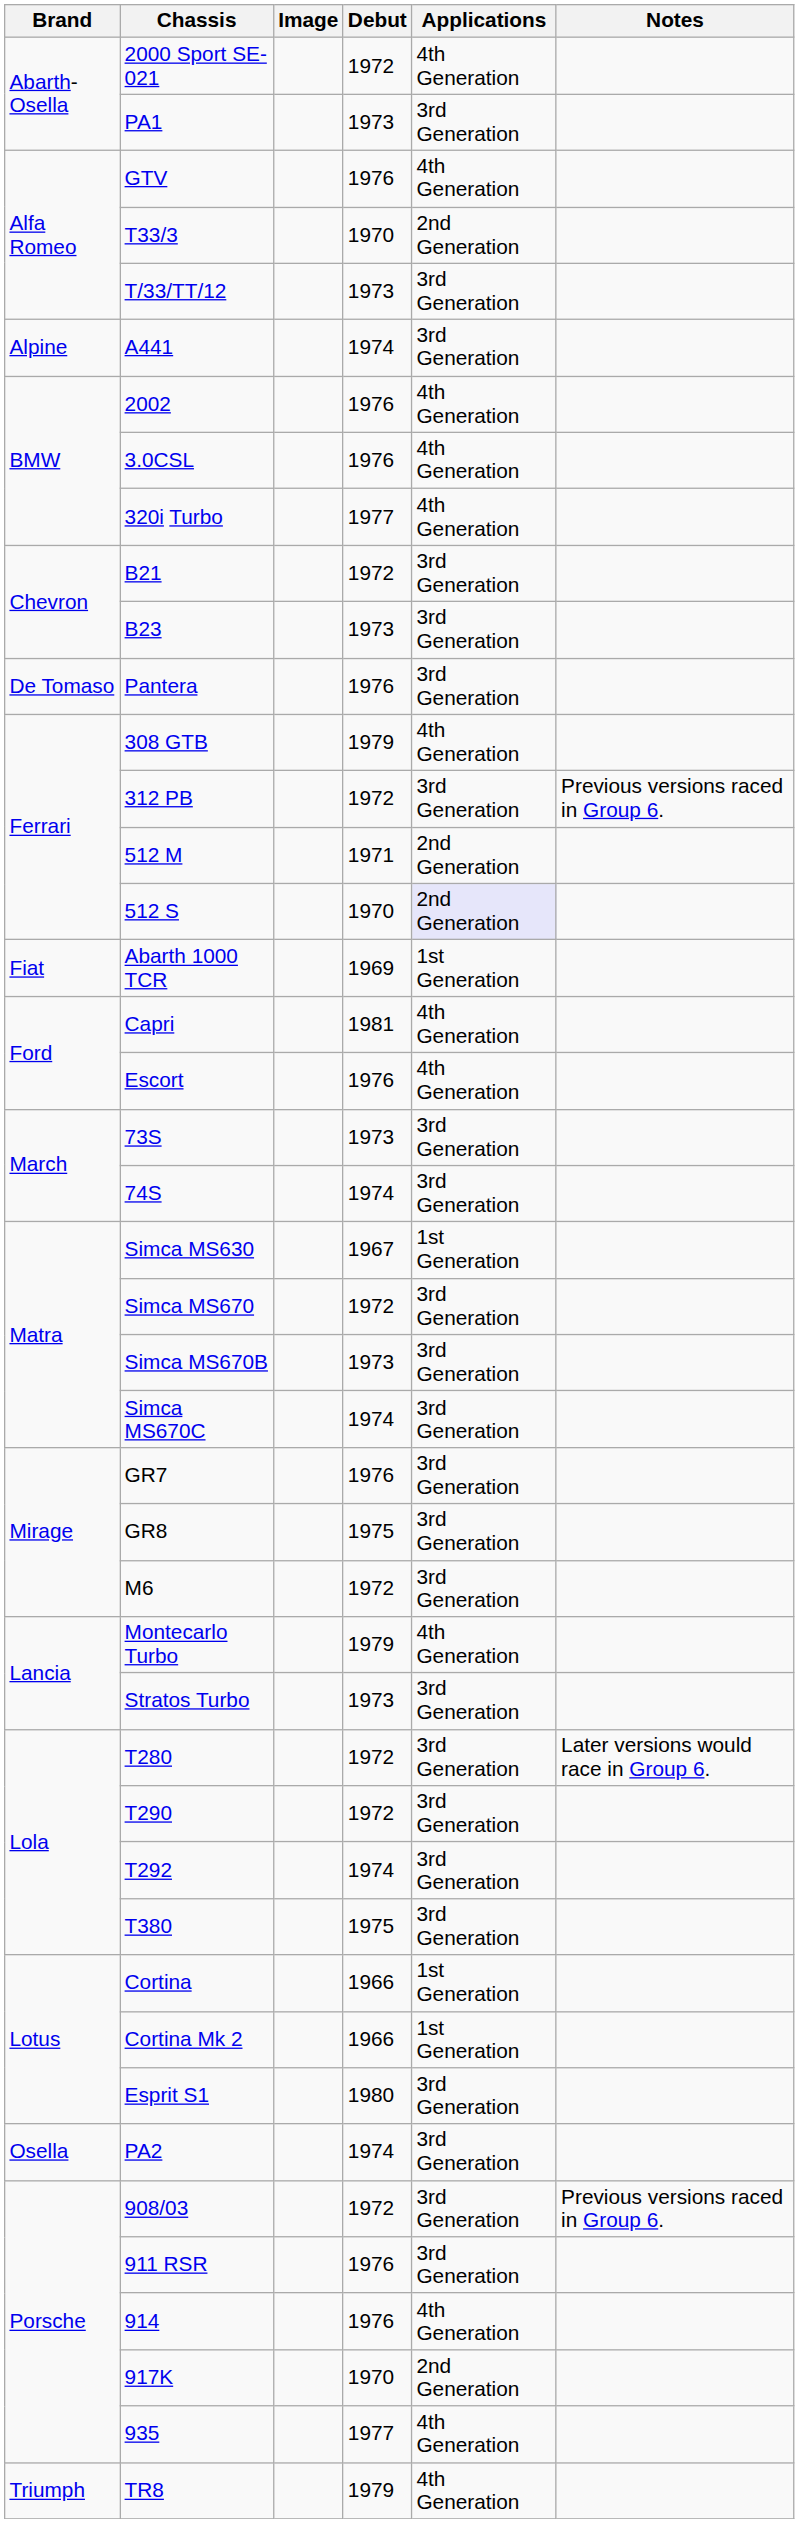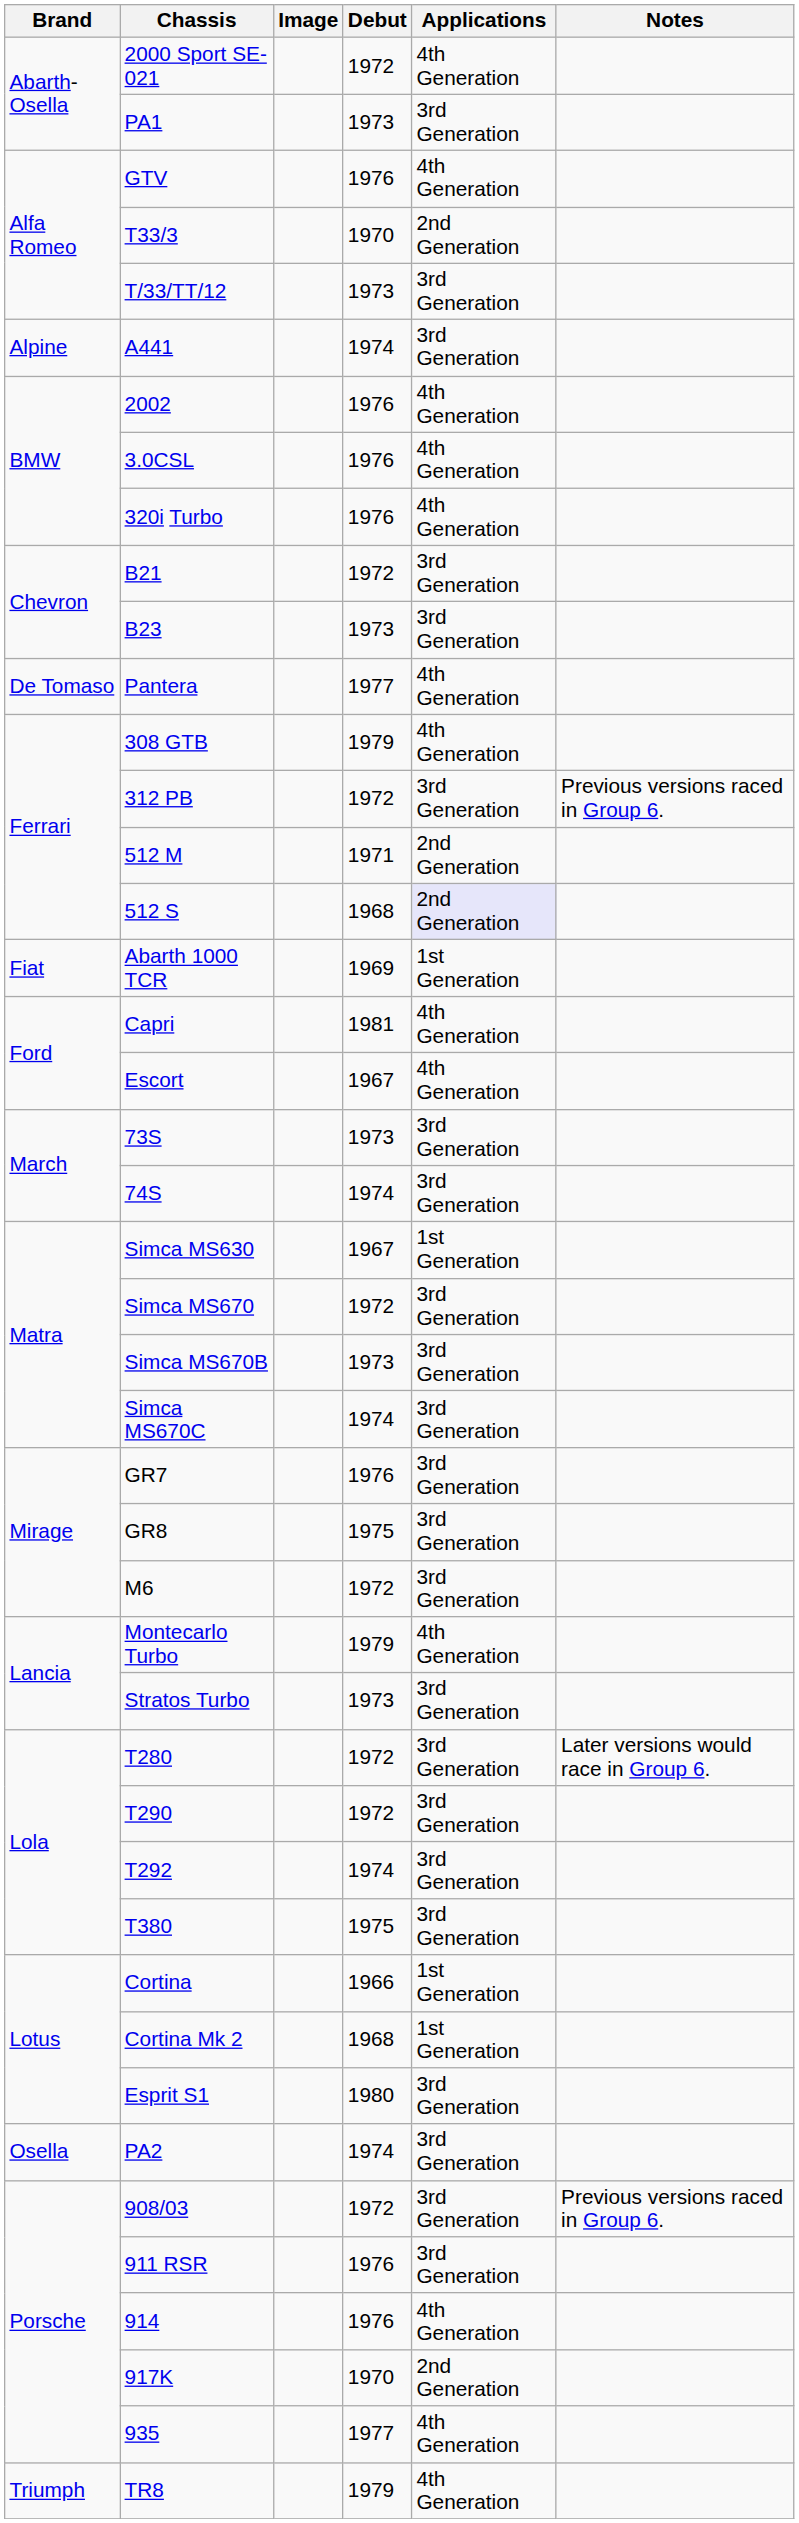(371, 516) 1977 -> (371, 516) 1976
(371, 685) 1976 -> (371, 685) 1977
(468, 685) 3rd Generation -> (468, 685) 4th Generation
(371, 911) 1970 -> (371, 911) 1968
(371, 1080) 1976 -> (371, 1080) 1967
(371, 2039) 1966 -> (371, 2039) 1968
